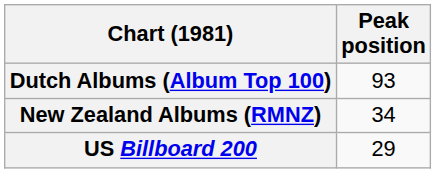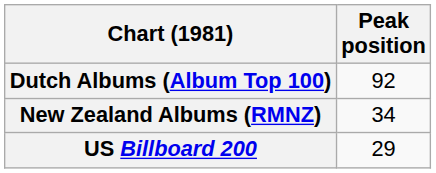(384, 80) 93 -> (384, 80) 92
